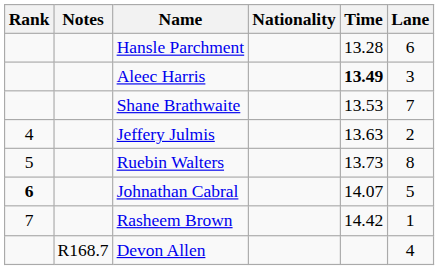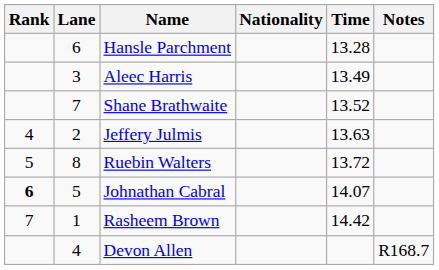columns swapped: (410, 19) <-> (83, 19)
(364, 76) bold -> (350, 76) normal
(364, 105) 13.53 -> (350, 105) 13.52
(364, 163) 13.73 -> (350, 163) 13.72
